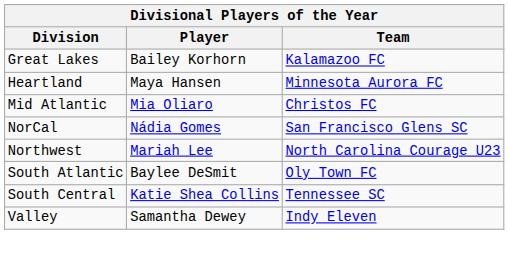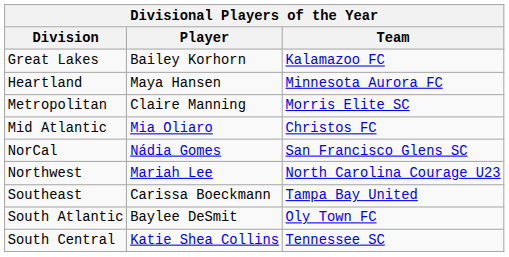+ row: (57, 106)
+ row: (45, 195)
- row: (33, 218)
